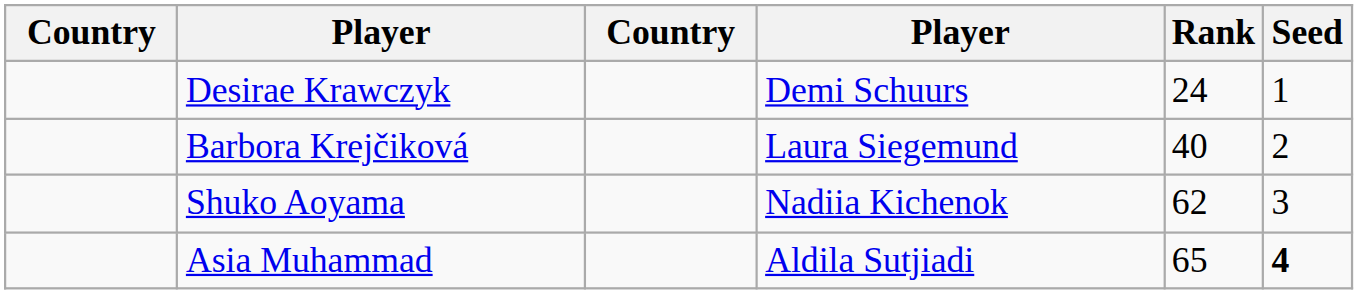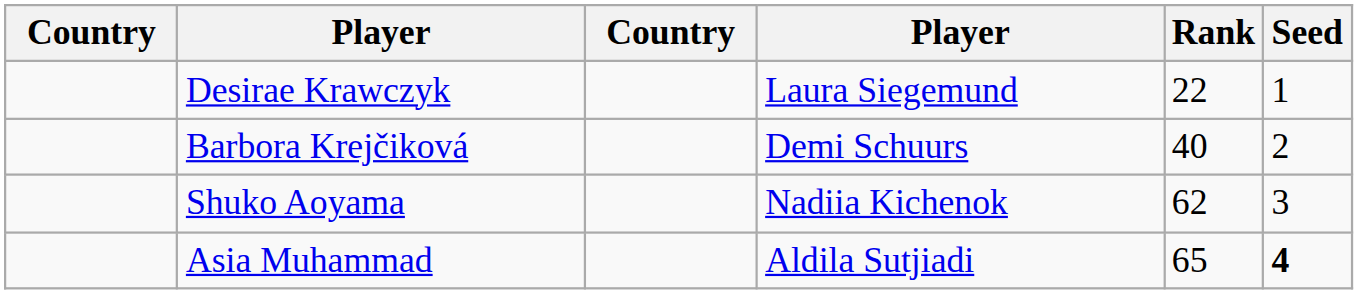(867, 89) Demi Schuurs -> (891, 89) Laura Siegemund
(1190, 89) 24 -> (1190, 89) 22
(891, 145) Laura Siegemund -> (867, 145) Demi Schuurs
